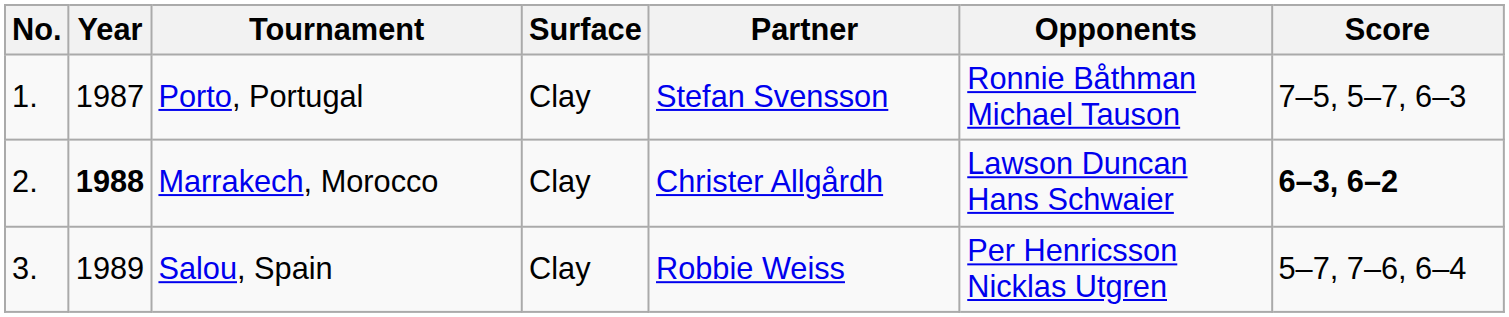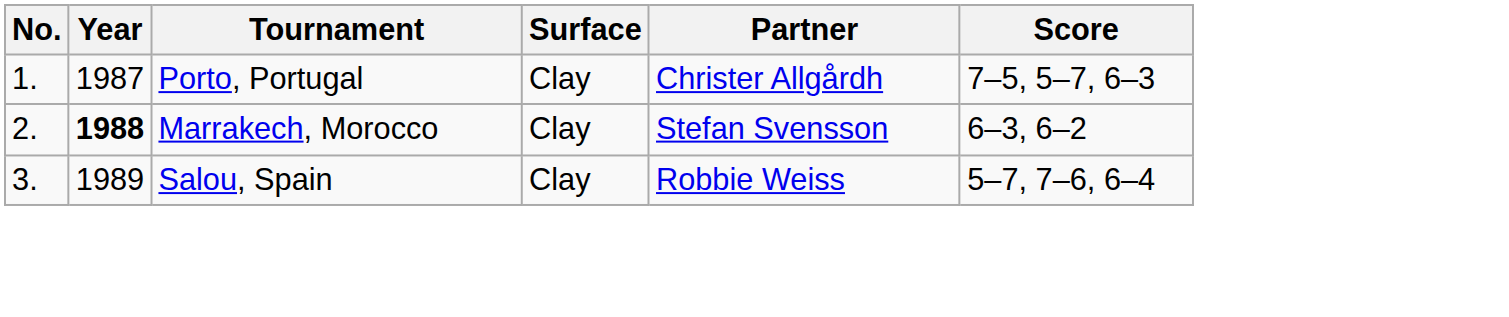- column: (1116, 28)
(772, 96) Stefan Svensson -> (770, 78) Christer Allgårdh
(770, 182) Christer Allgårdh -> (772, 128) Stefan Svensson
(1338, 182) bold -> (1027, 128) normal
